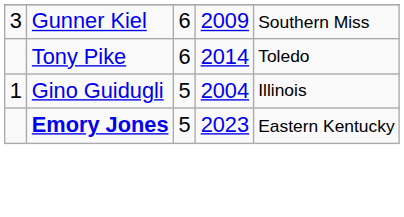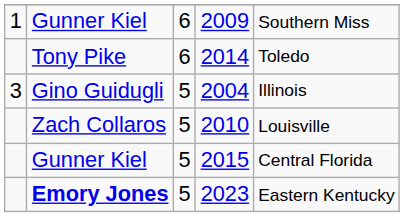(16, 21) 3 -> (16, 21) 1
(16, 90) 1 -> (16, 90) 3
+ row: (225, 125)
+ row: (225, 159)
